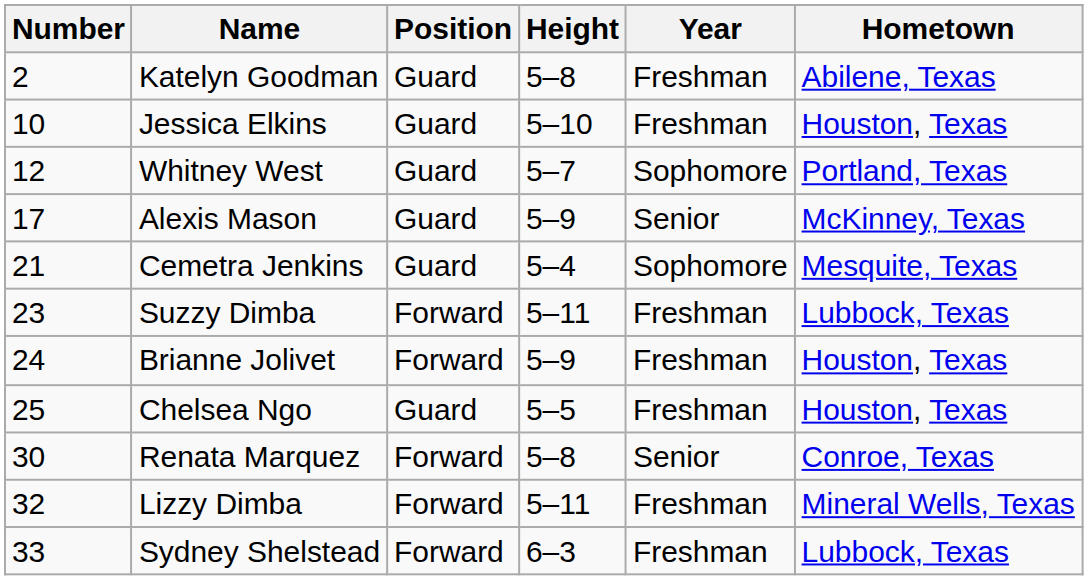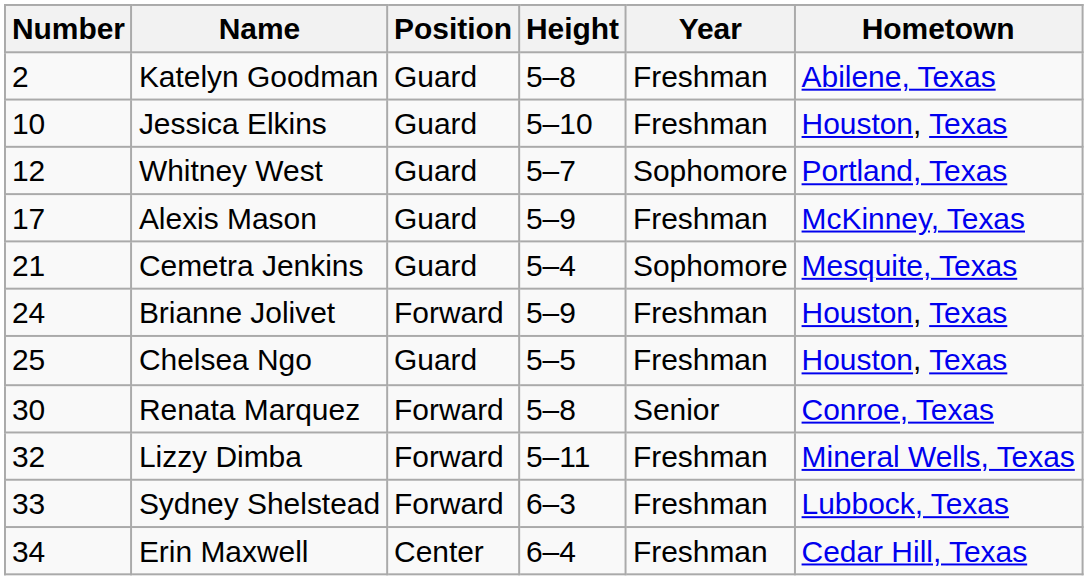(676, 218) Senior -> (700, 218) Freshman
- row: (227, 313)
+ row: (224, 550)
